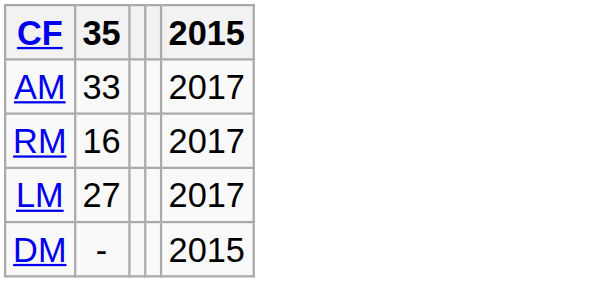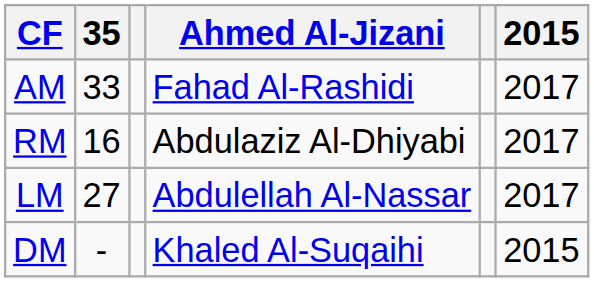+ column: (312, 33)
